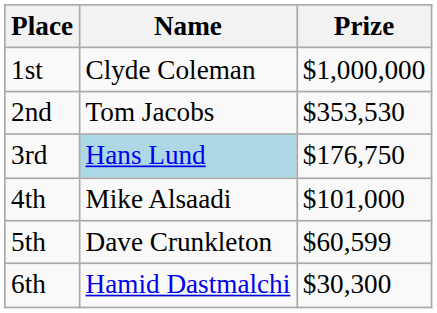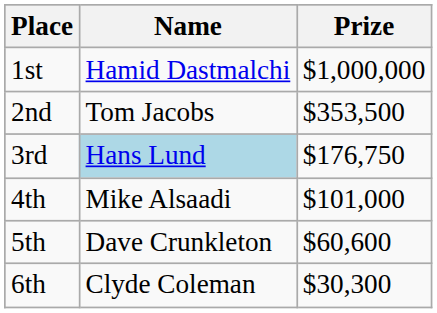(171, 69) Clyde Coleman -> (188, 69) Hamid Dastmalchi
(354, 112) $353,530 -> (354, 112) $353,500
(347, 241) $60,599 -> (347, 241) $60,600
(188, 284) Hamid Dastmalchi -> (171, 284) Clyde Coleman
